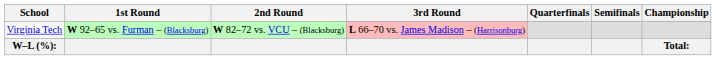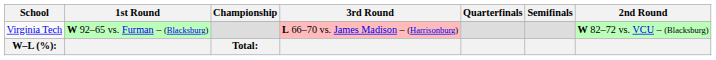columns swapped: (279, 13) <-> (677, 13)
